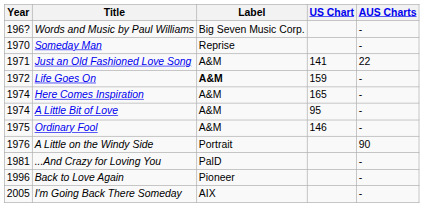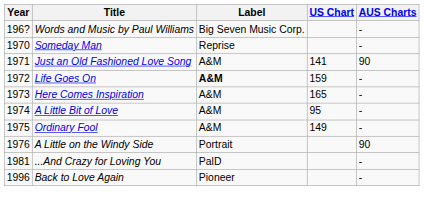(365, 62) 22 -> (365, 62) 90
(18, 95) 1974 -> (18, 95) 1973
(318, 128) 146 -> (318, 128) 149
- row: (108, 194)
